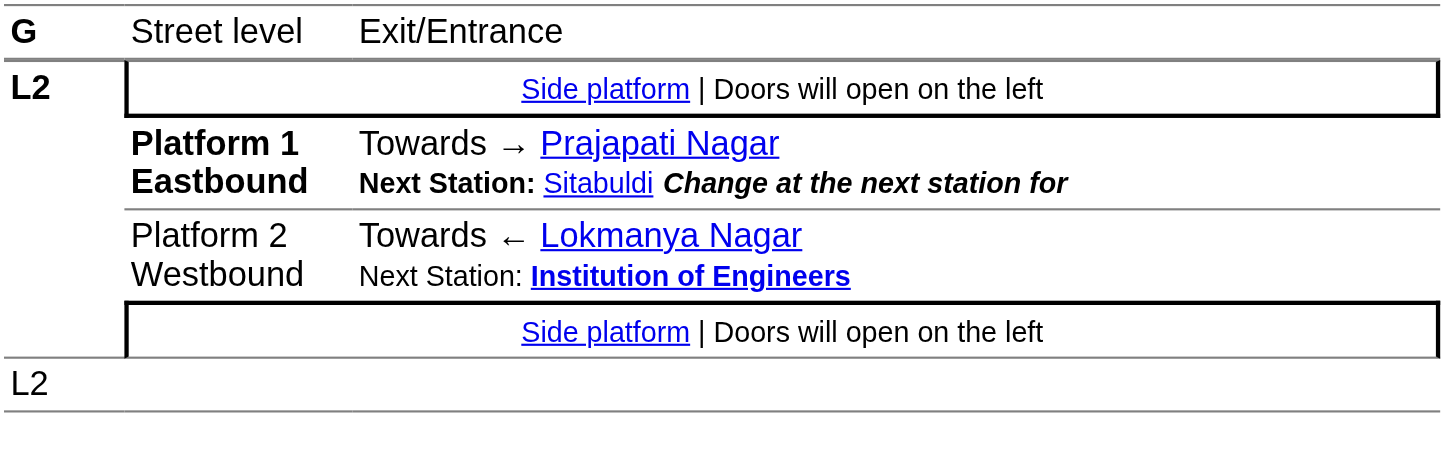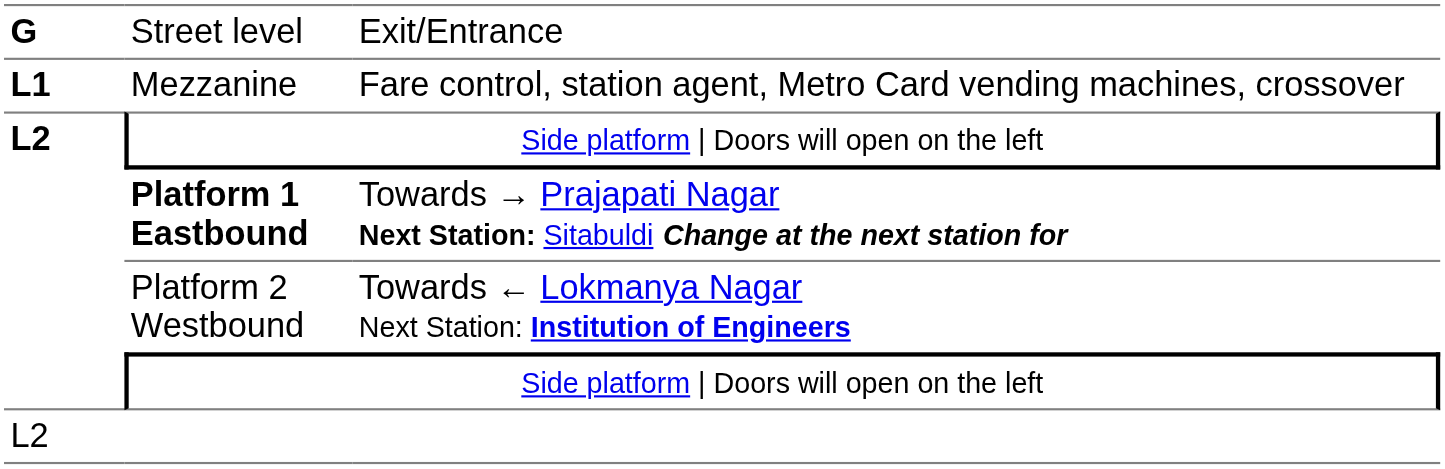+ row: (214, 85)
